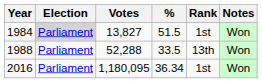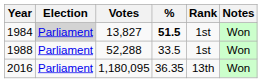(169, 31) normal -> (169, 31) bold
(203, 50) 13th -> (203, 50) 1st
(169, 68) 36.34 -> (169, 68) 36.35
(203, 68) 1st -> (203, 68) 13th
